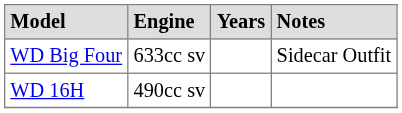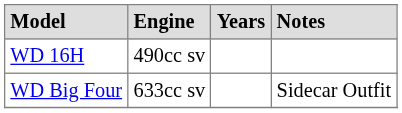rows swapped: (47, 90) <-> (66, 55)
